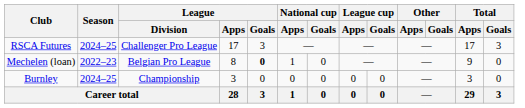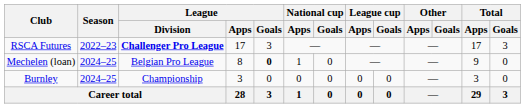(98, 45) 2024–25 -> (98, 45) 2022–23
(169, 45) normal -> (172, 45) bold
(98, 62) 2022–23 -> (98, 62) 2024–25
